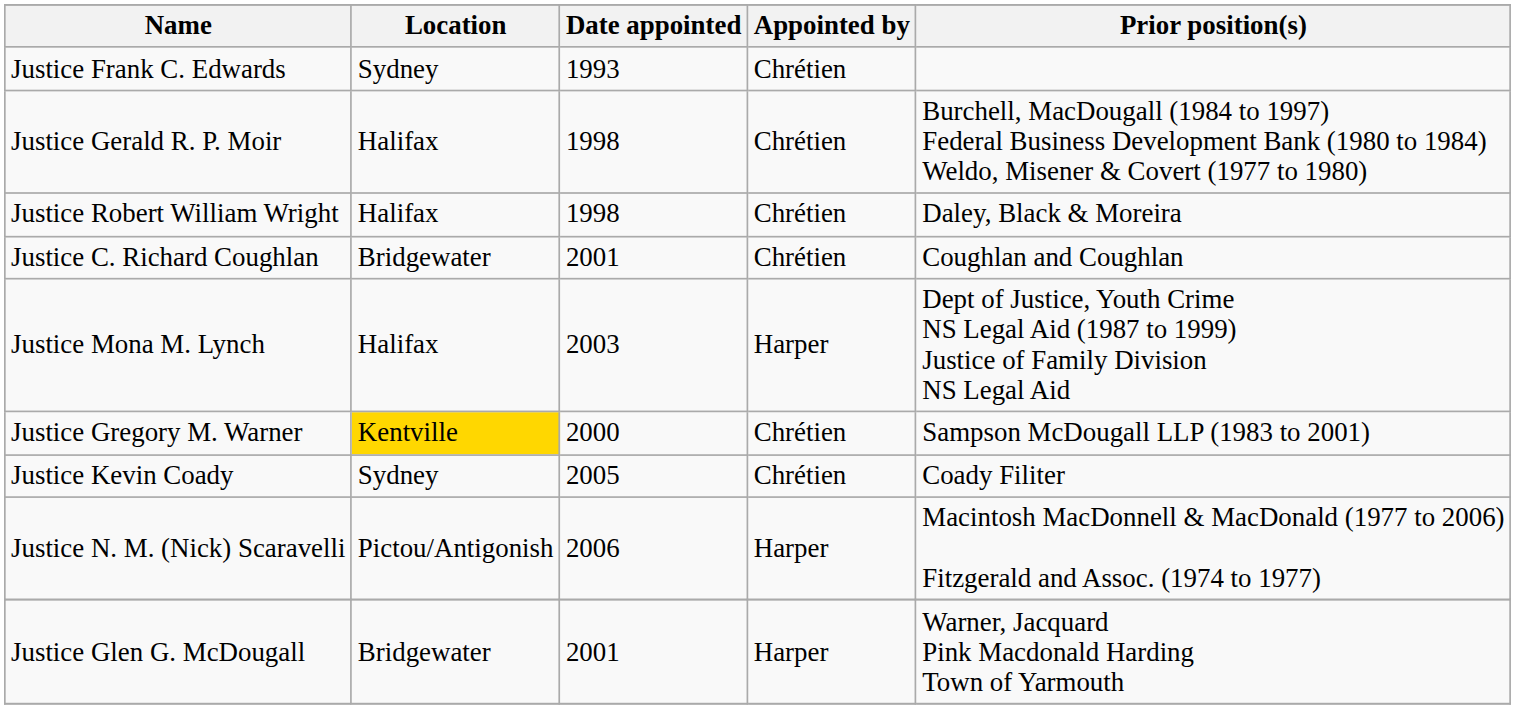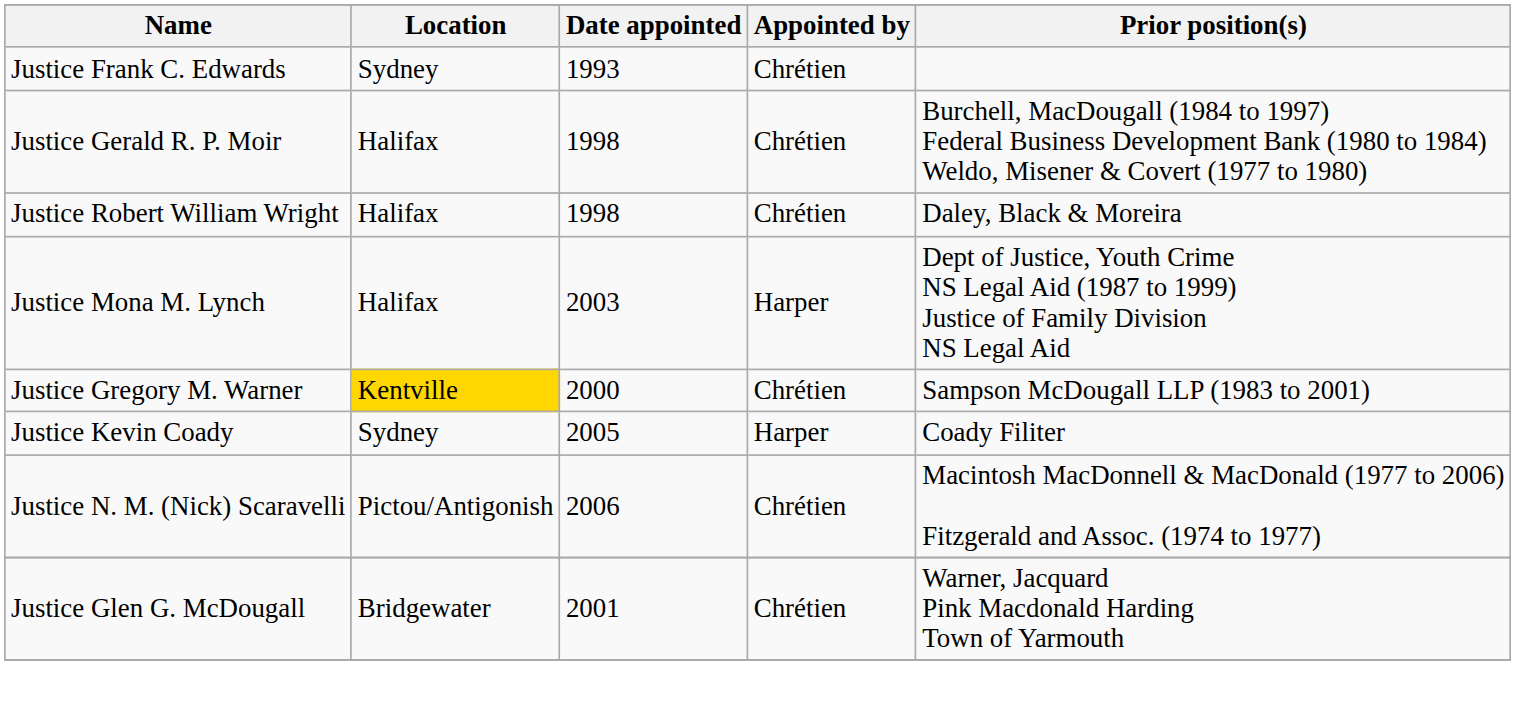- row: (165, 256)
(800, 475) Chrétien -> (791, 432) Harper
(791, 548) Harper -> (800, 505) Chrétien
(791, 651) Harper -> (800, 608) Chrétien
